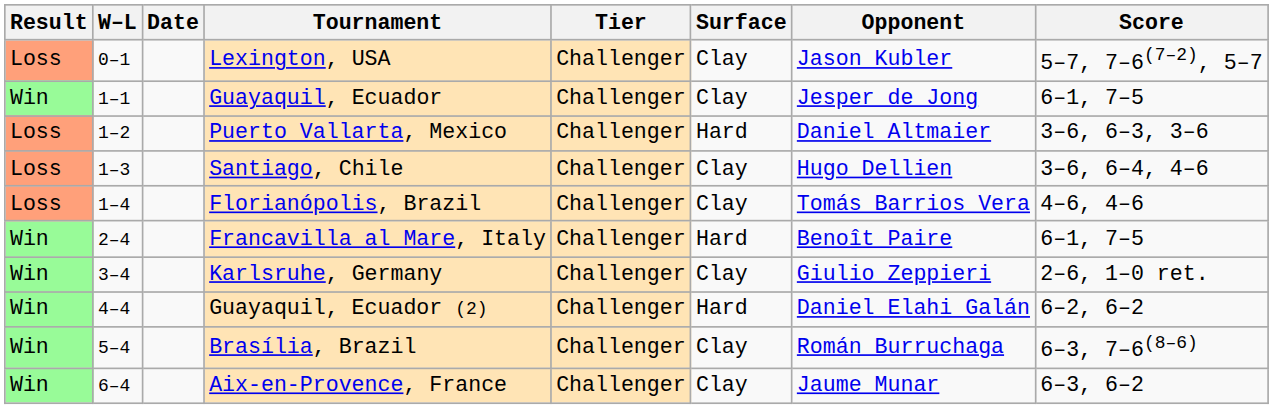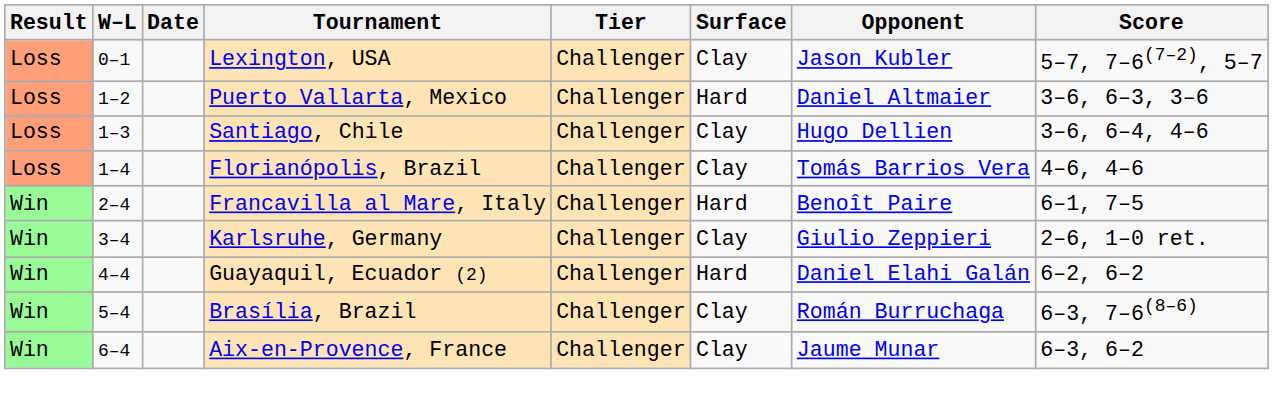- row: (326, 98)
